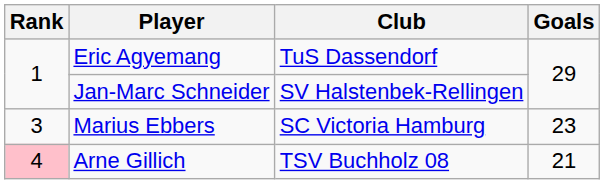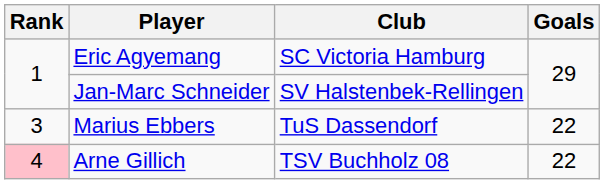(358, 56) TuS Dassendorf -> (382, 56) SC Victoria Hamburg
(382, 126) SC Victoria Hamburg -> (358, 126) TuS Dassendorf
(564, 126) 23 -> (564, 126) 22
(564, 160) 21 -> (564, 160) 22
